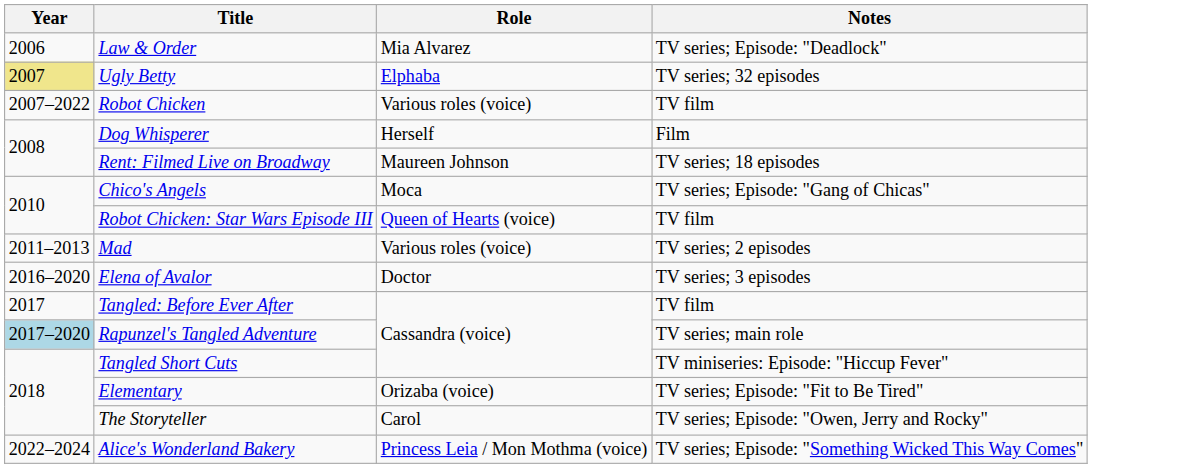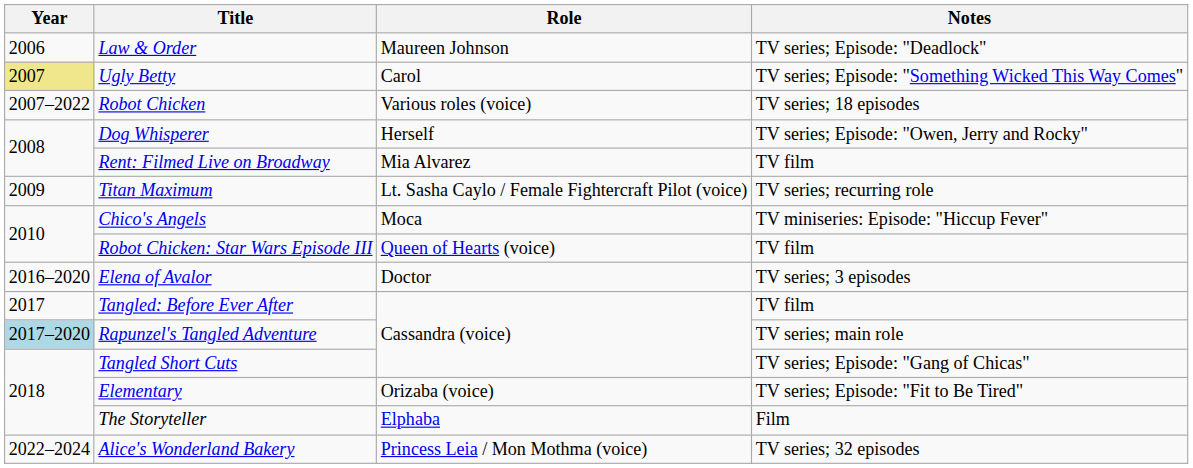(426, 47) Mia Alvarez -> (445, 47) Maureen Johnson
(410, 76) Elphaba -> (401, 76) Carol
(738, 76) TV series; 32 episodes -> (969, 76) TV series; Episode: "Something Wicked This Way Comes"
(685, 104) TV film -> (838, 104) TV series; 18 episodes
(673, 133) Film -> (922, 133) TV series; Episode: "Owen, Jerry and Rocky"
(445, 162) Maureen Johnson -> (426, 162) Mia Alvarez
(738, 162) TV series; 18 episodes -> (785, 162) TV film
+ row: (155, 190)
(793, 190) TV series; Episode: "Gang of Chicas" -> (902, 219) TV miniseries: Episode: "Hiccup Fever"
- row: (115, 248)
(802, 362) TV miniseries: Episode: "Hiccup Fever" -> (893, 362) TV series; Episode: "Gang of Chicas"
(401, 420) Carol -> (410, 420) Elphaba
(822, 420) TV series; Episode: "Owen, Jerry and Rocky" -> (773, 420) Film
(870, 448) TV series; Episode: "Something Wicked This Way Comes" -> (838, 448) TV series; 32 episodes
